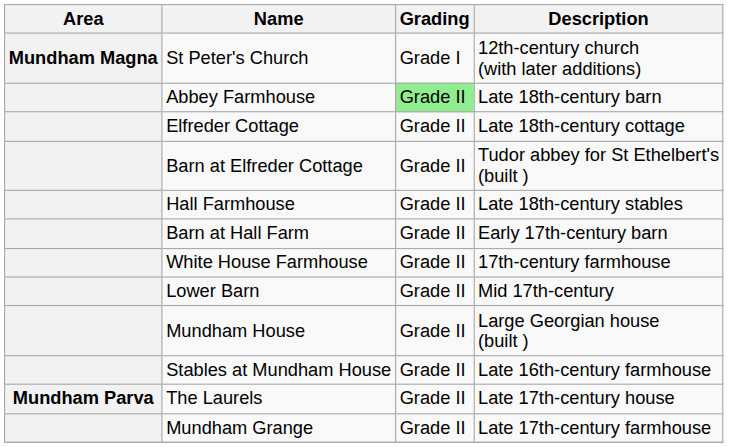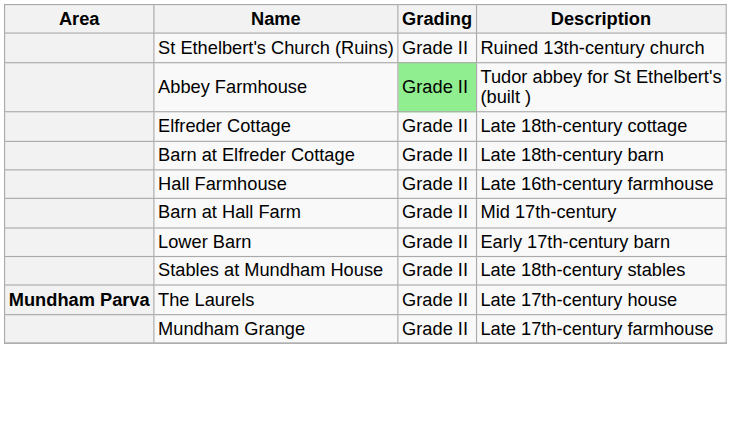- row: (237, 58)
+ row: (276, 47)
(570, 97) Late 18th-century barn -> (601, 87) Tudor abbey for St Ethelbert's (built )
(599, 165) Tudor abbey for St Ethelbert's (built ) -> (572, 155) Late 18th-century barn
(580, 204) Late 18th-century stables -> (597, 184) Late 16th-century farmhouse
(573, 233) Early 17th-century barn -> (548, 213) Mid 17th-century
- row: (267, 262)
(546, 291) Mid 17th-century -> (575, 241) Early 17th-century barn
- row: (236, 330)
(595, 369) Late 16th-century farmhouse -> (583, 270) Late 18th-century stables
